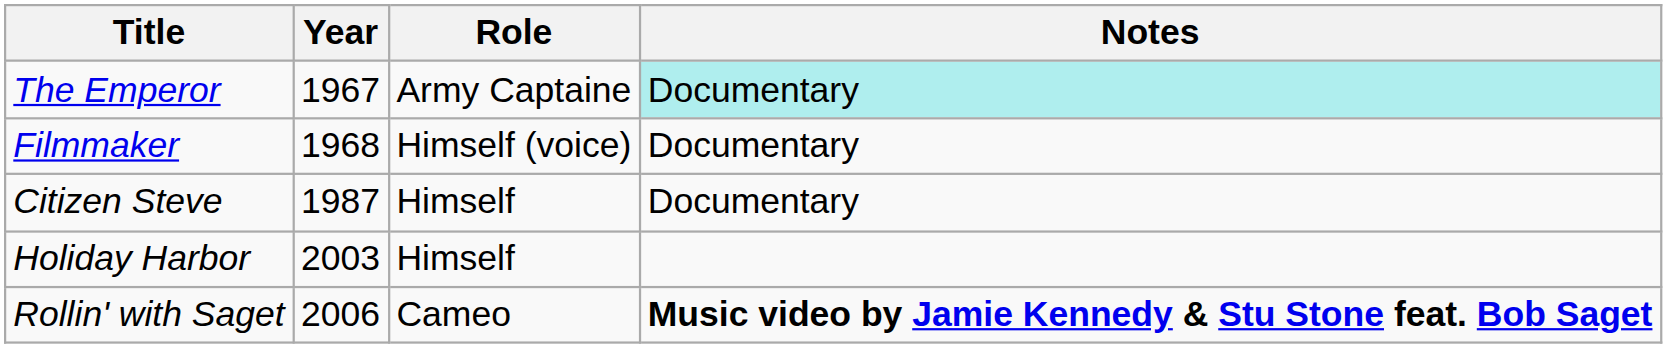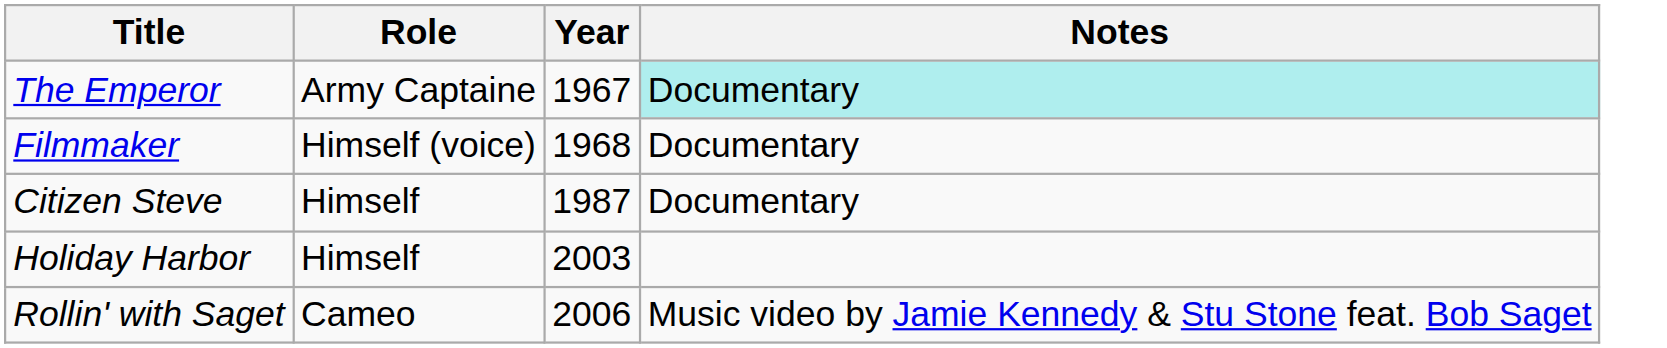columns swapped: (341, 32) <-> (514, 32)
(1150, 314) bold -> (1120, 314) normal
